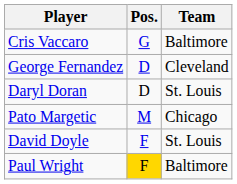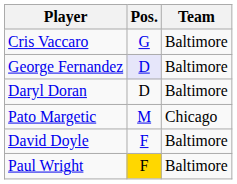(144, 66) no background -> (144, 66) lavender background
(197, 66) Cleveland -> (196, 66) Baltimore
(193, 91) St. Louis -> (196, 91) Baltimore
(193, 141) St. Louis -> (196, 141) Baltimore
